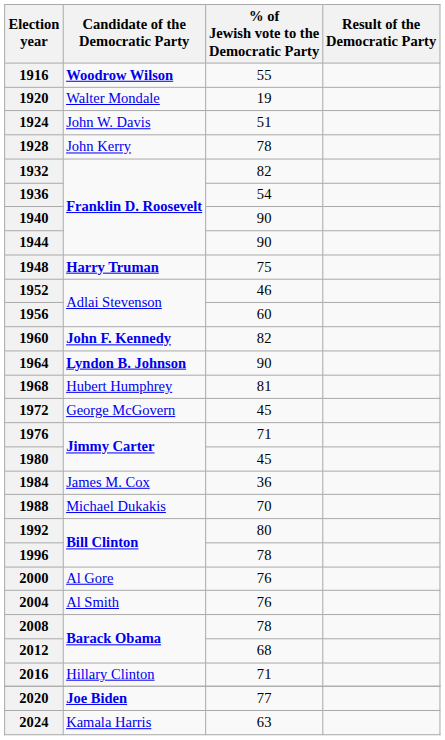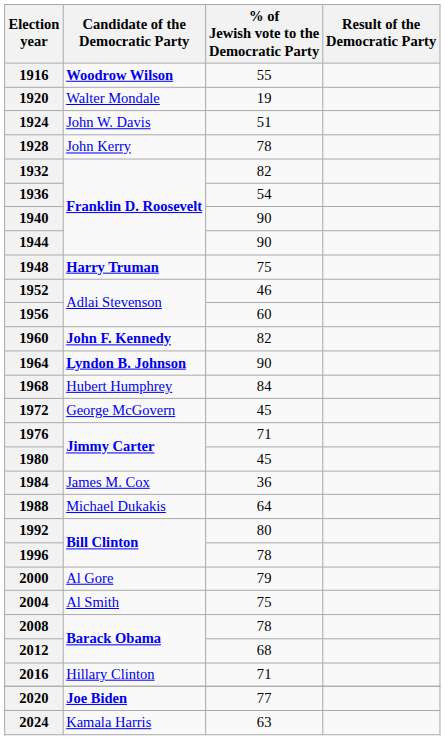(264, 386) 81 -> (264, 386) 84
(264, 506) 70 -> (264, 506) 64
(264, 578) 76 -> (264, 578) 79
(264, 602) 76 -> (264, 602) 75
